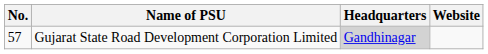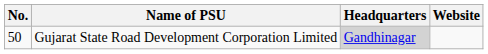(15, 37) 57 -> (15, 37) 50
